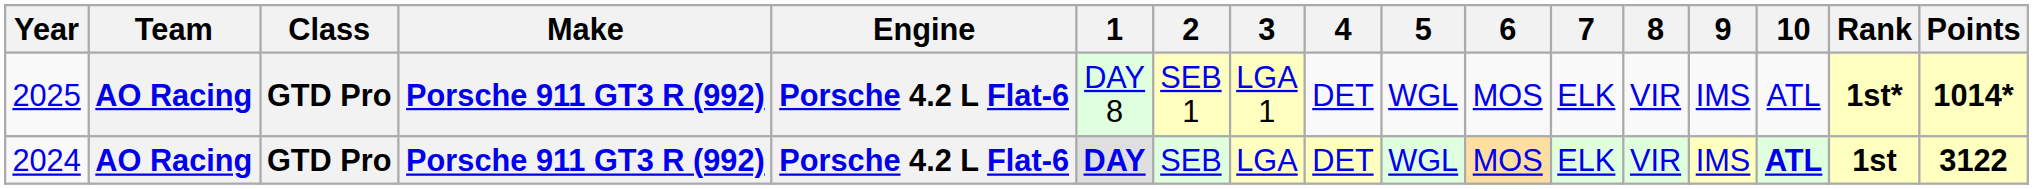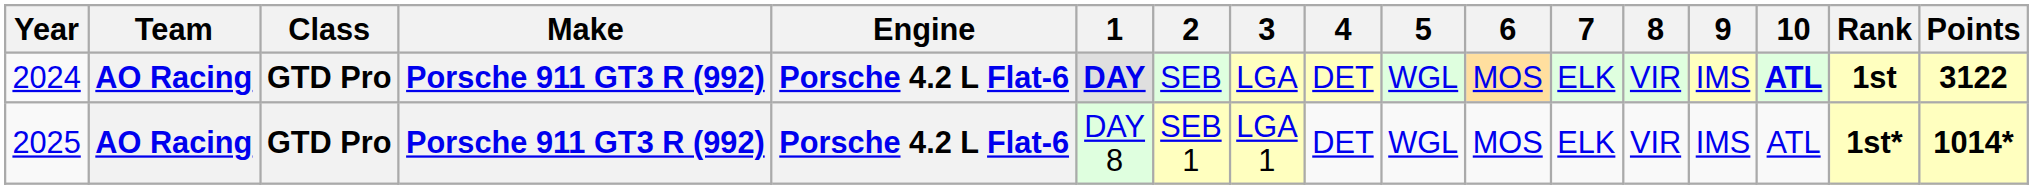rows swapped: (47, 160) <-> (47, 94)
